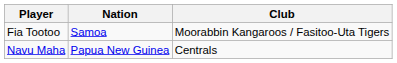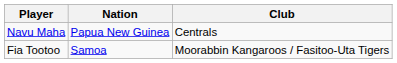rows swapped: (36, 50) <-> (34, 32)
